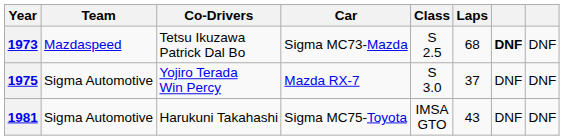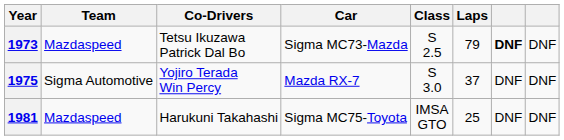(472, 44) 68 -> (472, 44) 79
(99, 117) Sigma Automotive -> (83, 117) Mazdaspeed
(472, 117) 43 -> (472, 117) 25
